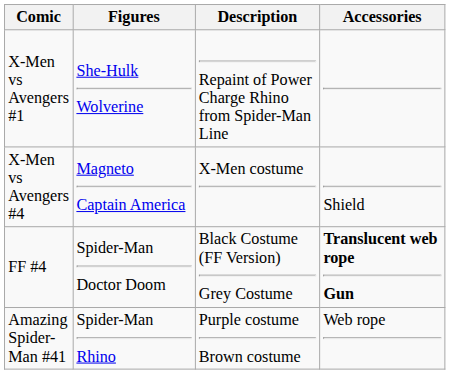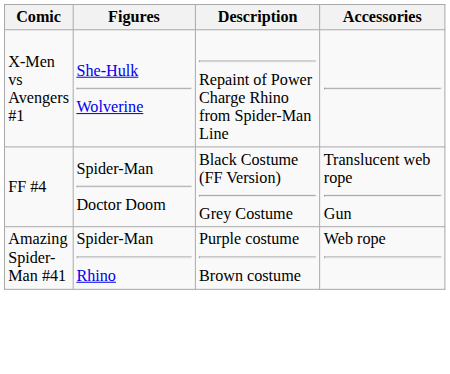- row: (39, 186)
(382, 266) bold -> (382, 186) normal
